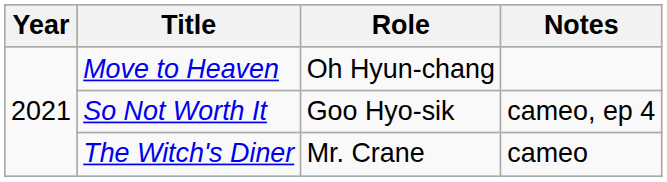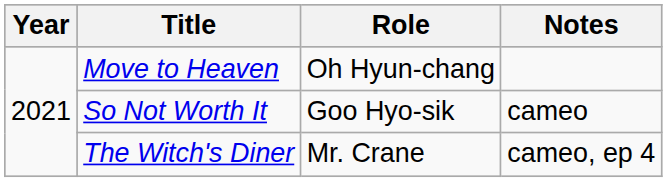(581, 111) cameo, ep 4 -> (548, 111) cameo
(548, 153) cameo -> (581, 153) cameo, ep 4
